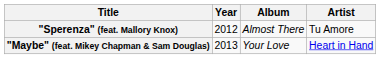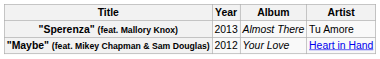(226, 29) 2012 -> (226, 29) 2013
(226, 45) 2013 -> (226, 45) 2012
